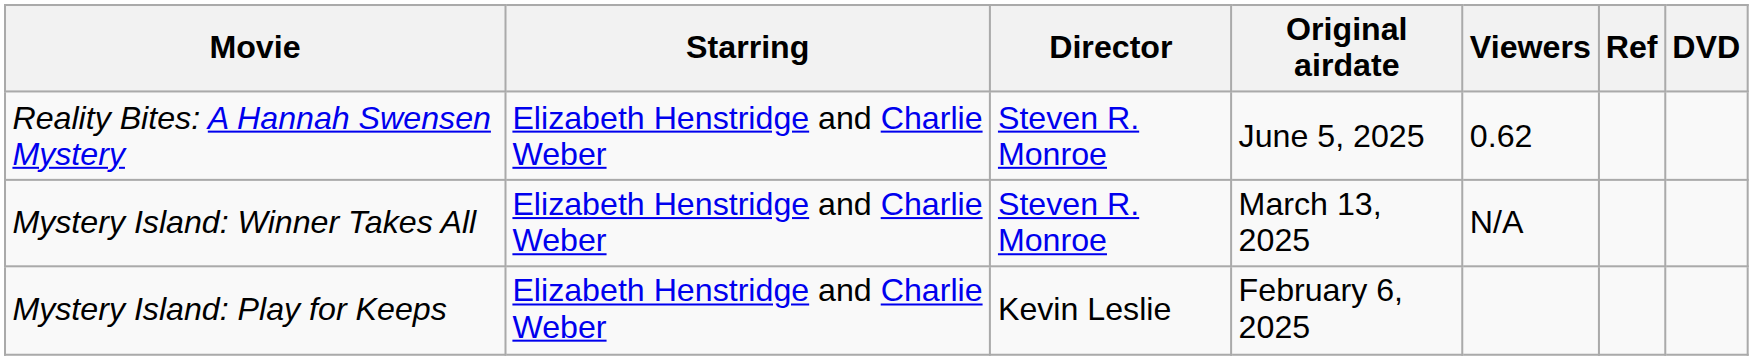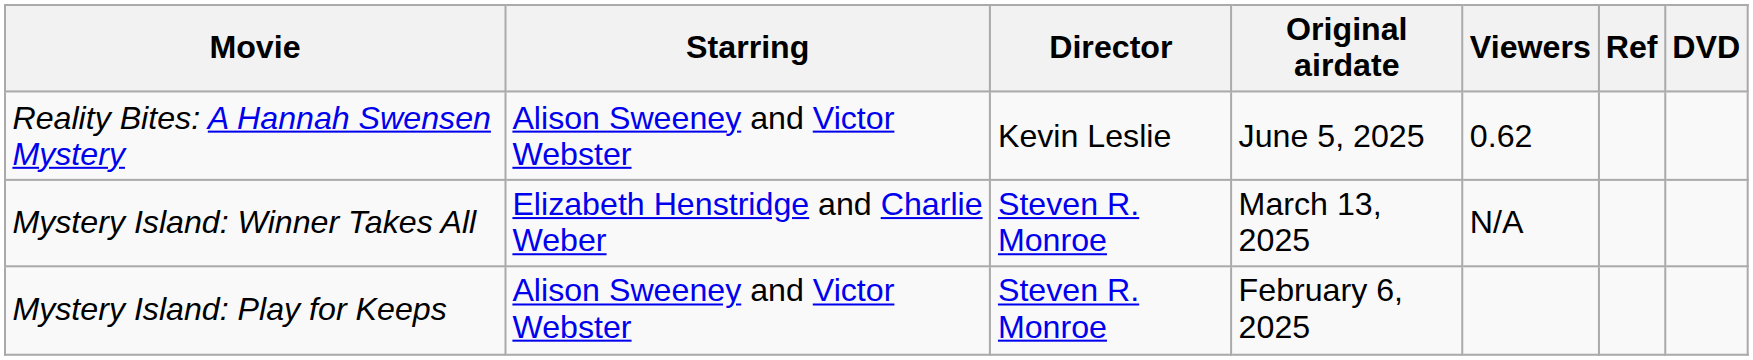(747, 135) Elizabeth Henstridge and Charlie Weber -> (703, 135) Alison Sweeney and Victor Webster
(1069, 135) Steven R. Monroe -> (1085, 135) Kevin Leslie
(747, 309) Elizabeth Henstridge and Charlie Weber -> (703, 309) Alison Sweeney and Victor Webster
(1085, 309) Kevin Leslie -> (1069, 309) Steven R. Monroe
